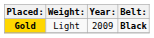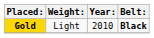(103, 26) 2009 -> (103, 26) 2010
